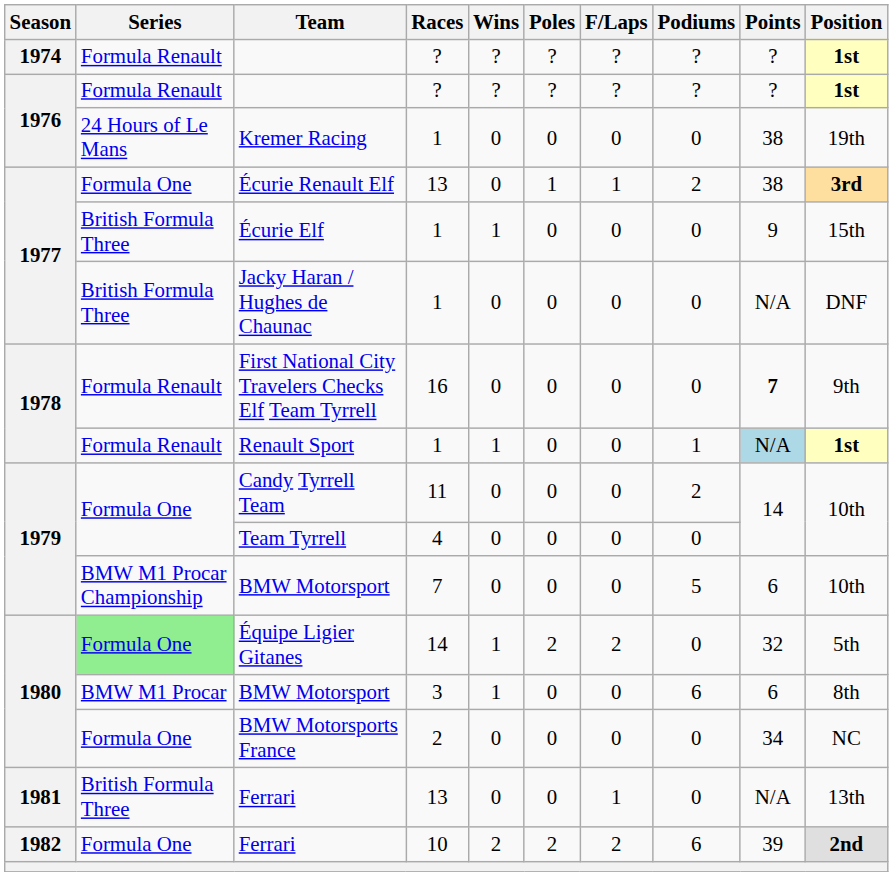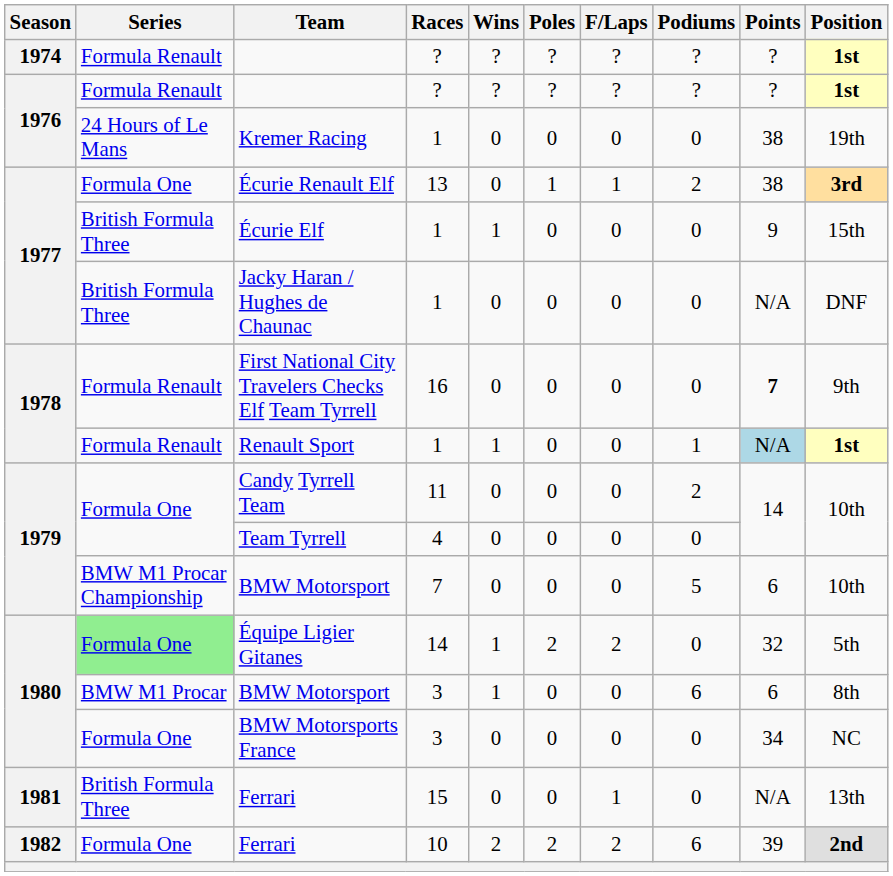(437, 738) 2 -> (437, 738) 3
(437, 797) 13 -> (437, 797) 15
